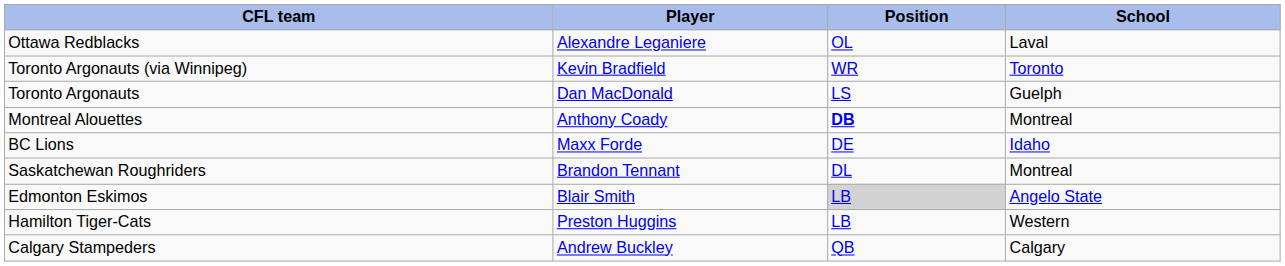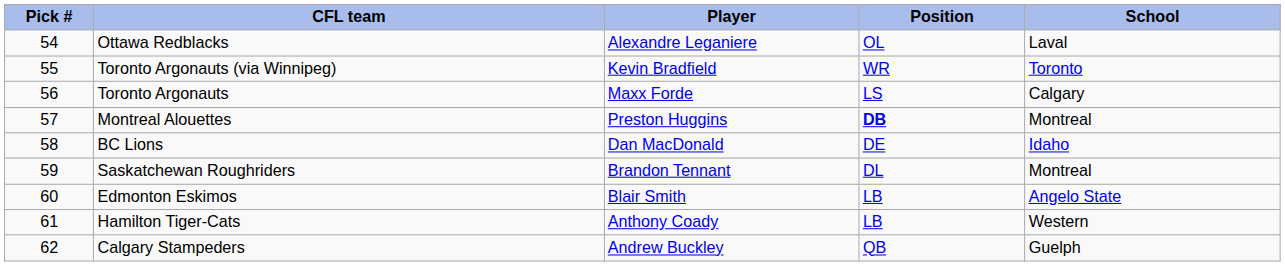+ column: (49, 17)
(615, 94) Dan MacDonald -> (650, 94) Maxx Forde
(1036, 94) Guelph -> (1057, 94) Calgary
(612, 119) Anthony Coady -> (667, 119) Preston Huggins
(600, 145) Maxx Forde -> (666, 145) Dan MacDonald
(841, 196) lightgrey background -> (873, 196) no background
(617, 222) Preston Huggins -> (663, 222) Anthony Coady
(1037, 247) Calgary -> (1055, 247) Guelph
